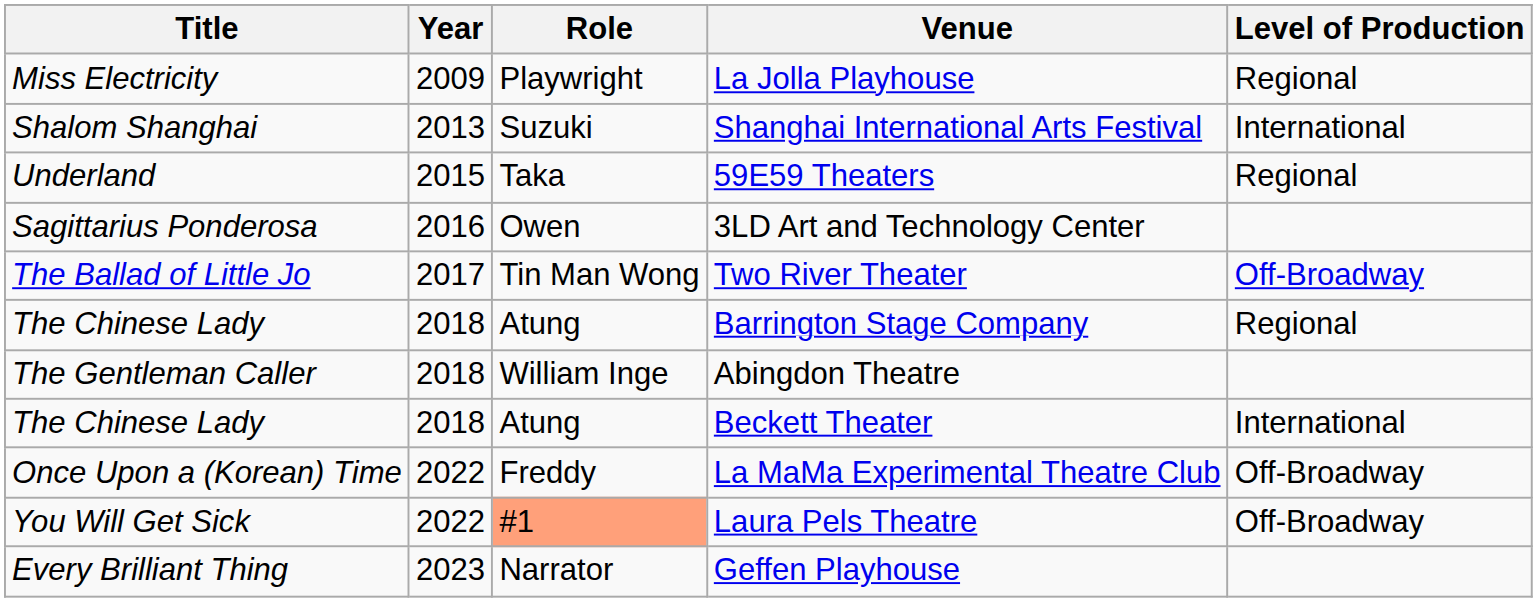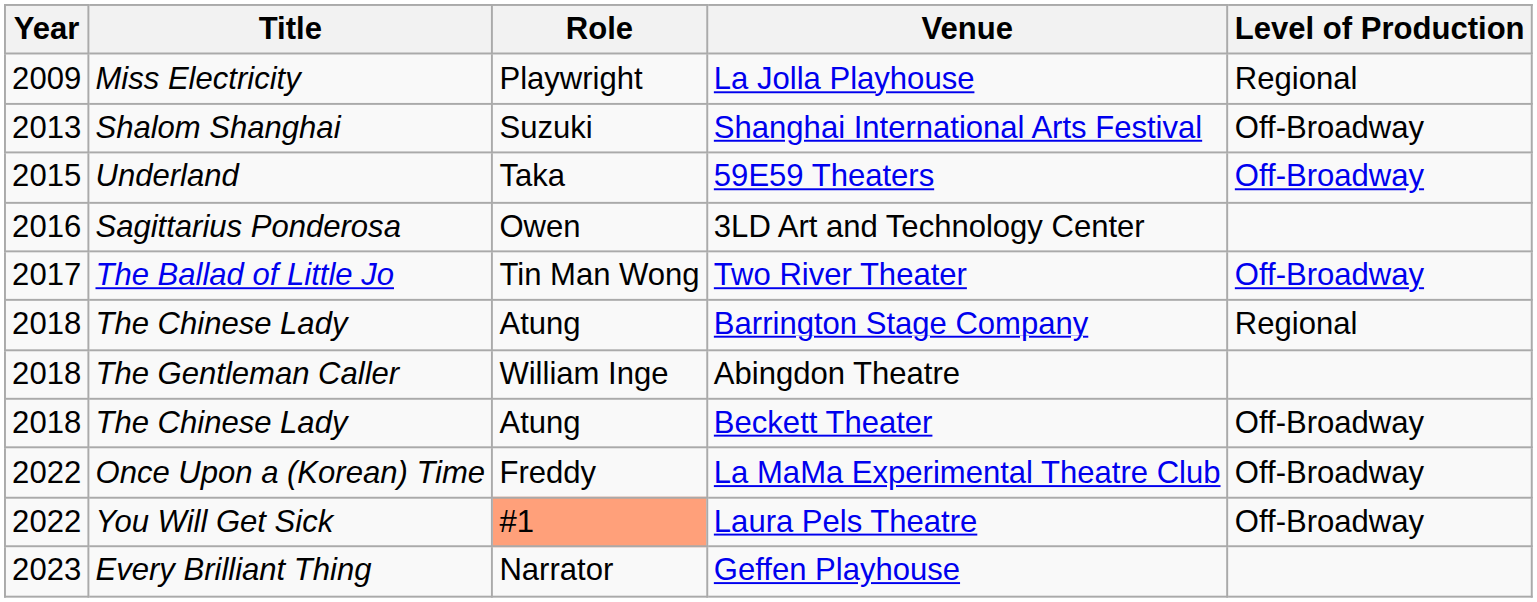columns swapped: (451, 29) <-> (207, 29)
(1320, 127) International -> (1329, 127) Off-Broadway
(1296, 176) Regional -> (1329, 176) Off-Broadway
(1320, 422) International -> (1329, 422) Off-Broadway
